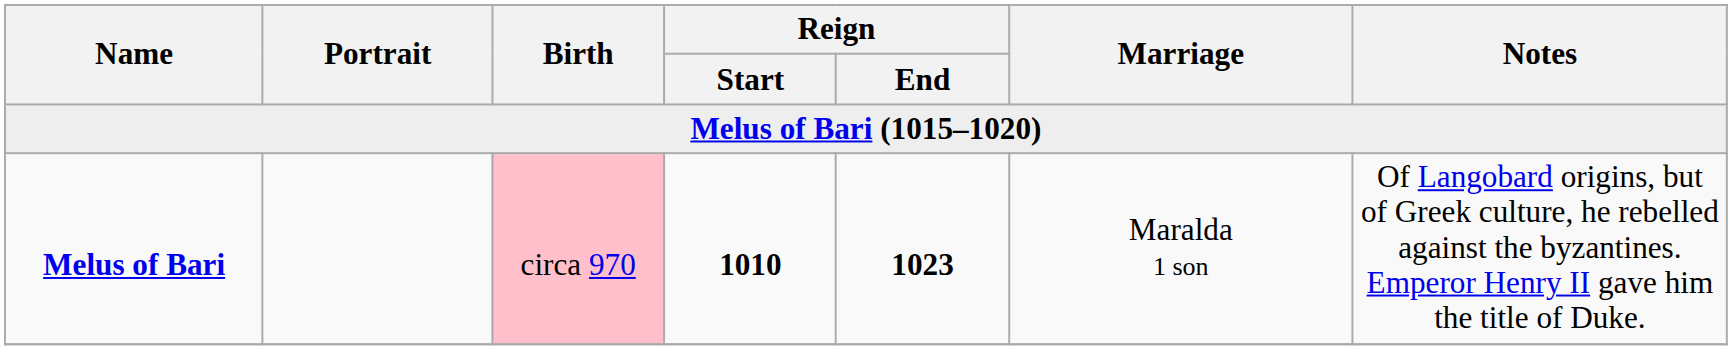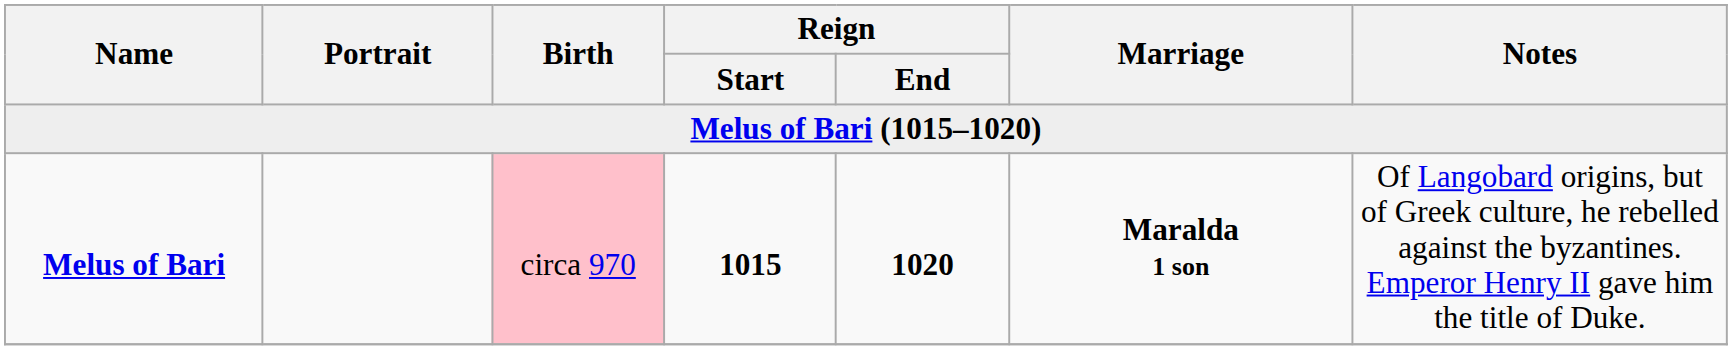(750, 265) 1010 -> (750, 265) 1015
(923, 265) 1023 -> (923, 265) 1020
(1181, 247) normal -> (1181, 247) bold
